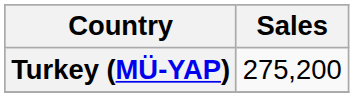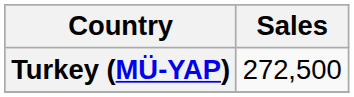(292, 69) 275,200 -> (292, 69) 272,500
